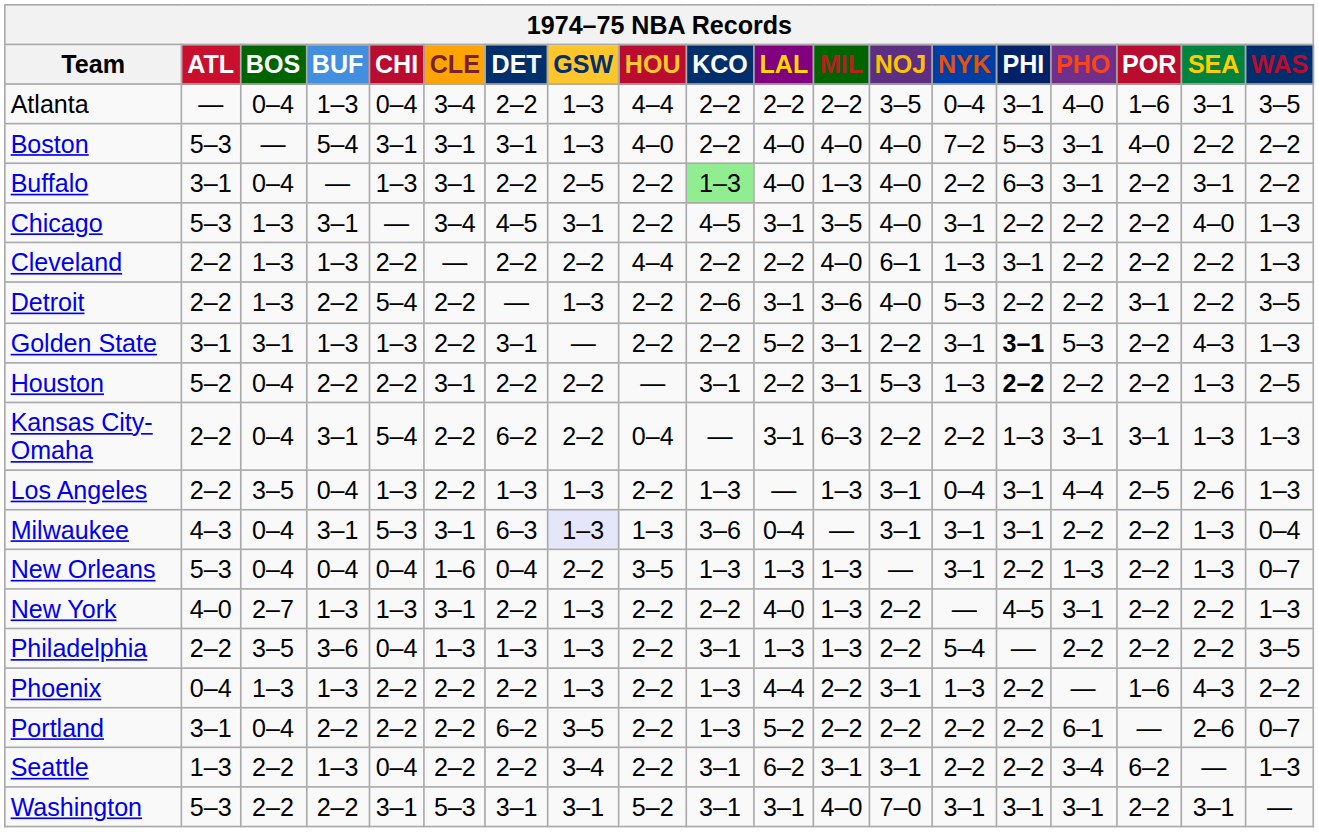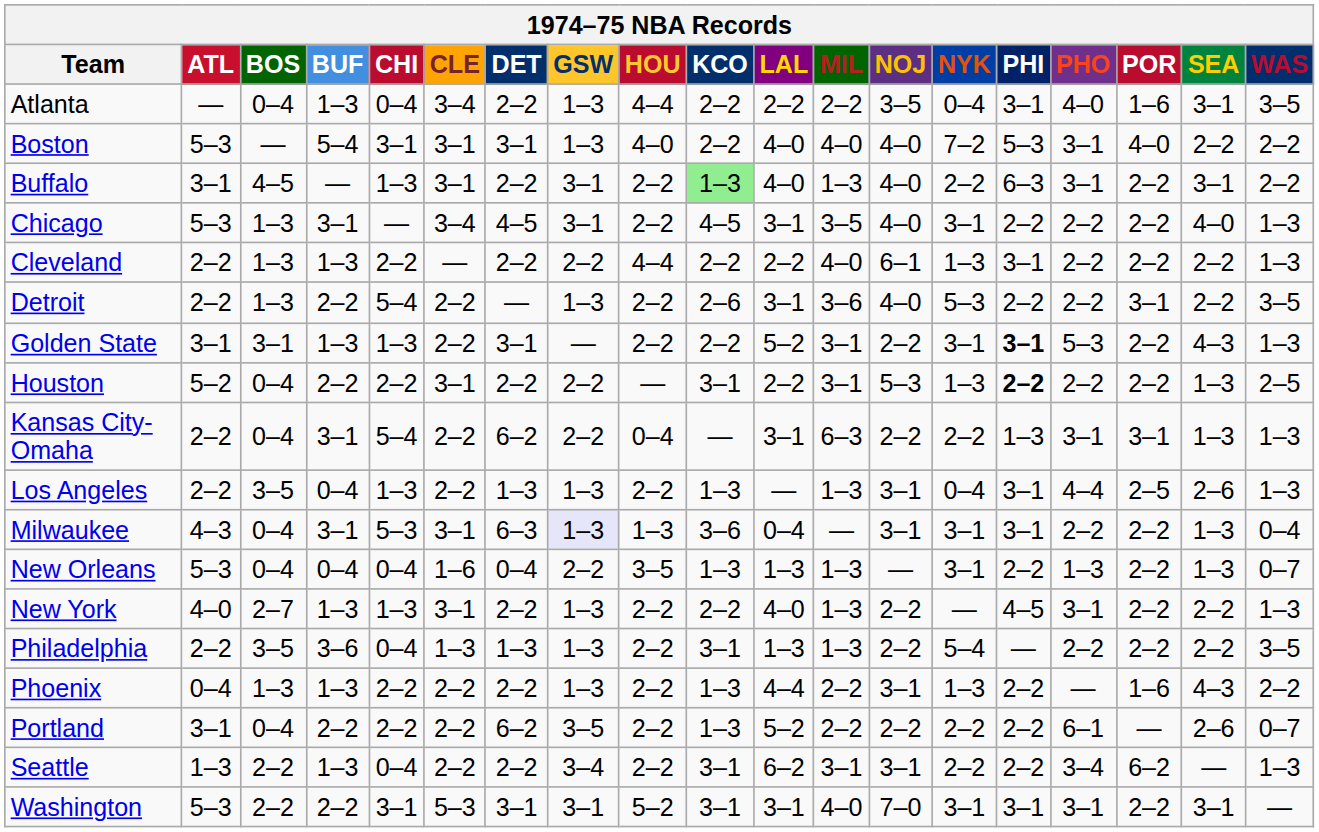(273, 184) 0–4 -> (273, 184) 4–5
(583, 184) 2–5 -> (583, 184) 3–1
